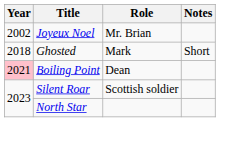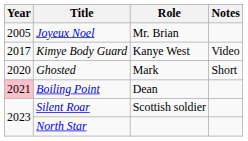(19, 32) 2002 -> (19, 32) 2005
+ row: (82, 51)
(19, 51) 2018 -> (19, 70) 2020
